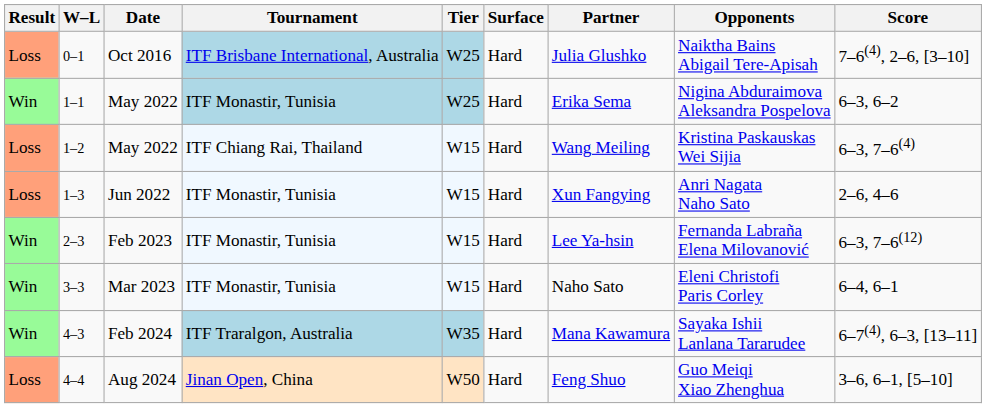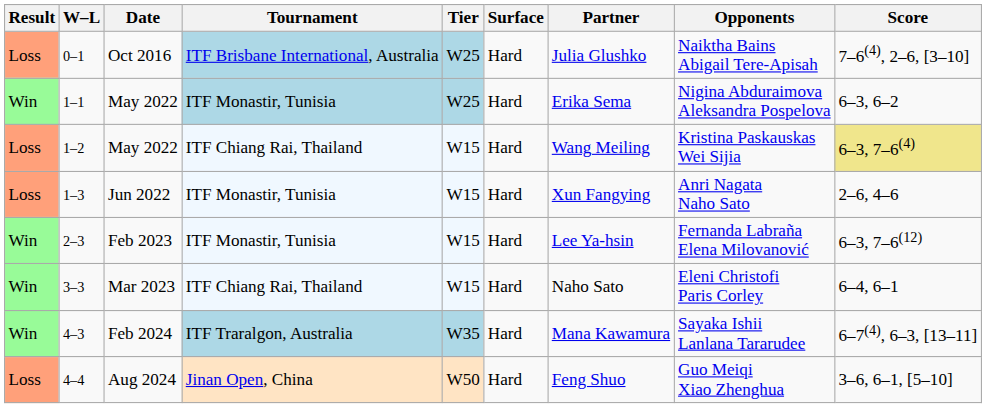(877, 147) no background -> (877, 147) khaki background
(261, 286) ITF Monastir, Tunisia -> (274, 286) ITF Chiang Rai, Thailand
